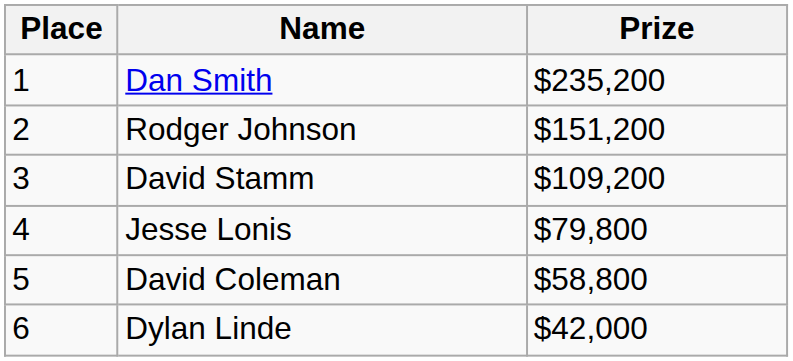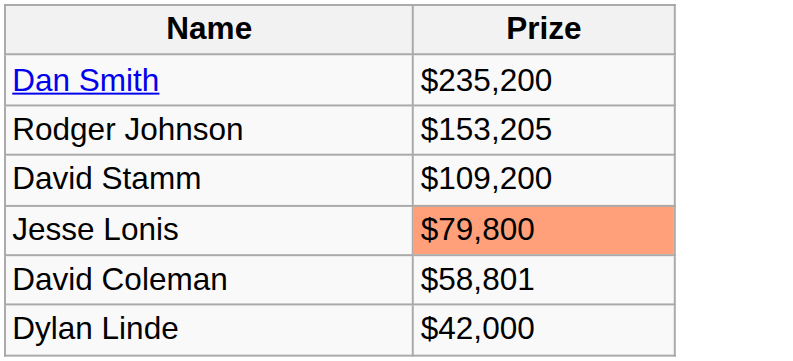- column: (61, 29)
(600, 129) $151,200 -> (487, 129) $153,205
(591, 229) no background -> (478, 229) lightsalmon background
(591, 279) $58,800 -> (478, 279) $58,801
